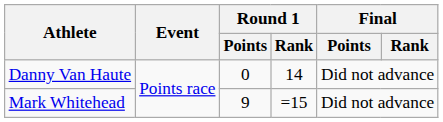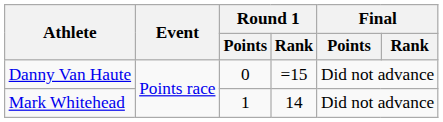(294, 74) 14 -> (294, 74) =15
(245, 103) 9 -> (245, 103) 1
(294, 103) =15 -> (294, 103) 14
